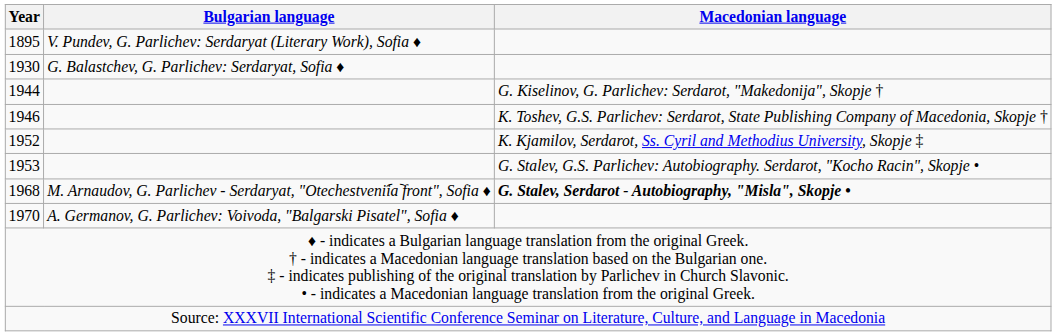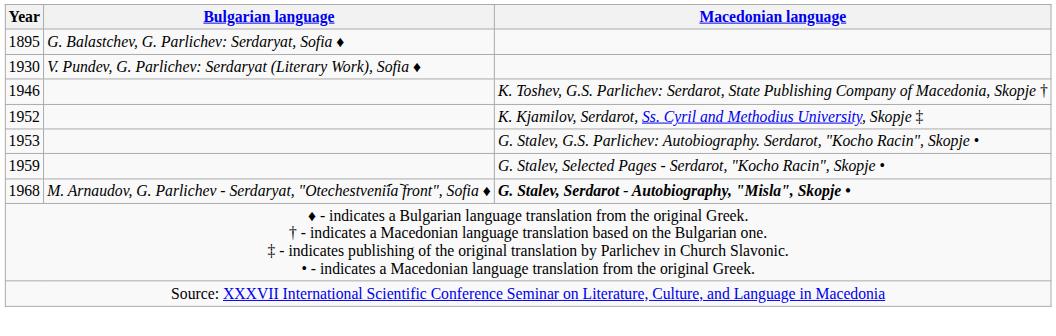(234, 41) V. Pundev, G. Parlichev: Serdaryat (Literary Work), Sofia ♦ -> (196, 41) G. Balastchev, G. Parlichev: Serdaryat, Sofia ♦
(196, 66) G. Balastchev, G. Parlichev: Serdaryat, Sofia ♦ -> (234, 66) V. Pundev, G. Parlichev: Serdaryat (Literary Work), Sofia ♦
- row: (24, 91)
+ row: (24, 166)
- row: (24, 215)
